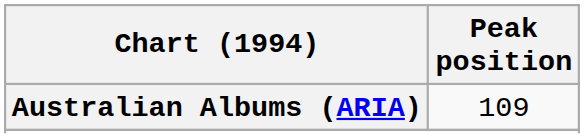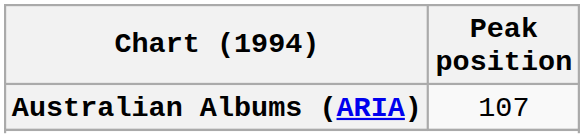(504, 108) 109 -> (504, 108) 107
